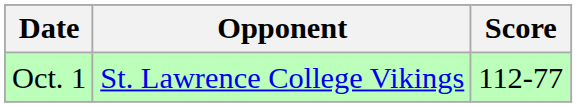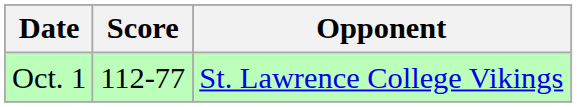columns swapped: (282, 28) <-> (521, 28)
